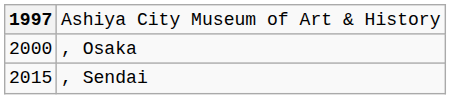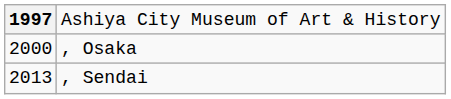(31, 78) 2015 -> (31, 78) 2013
